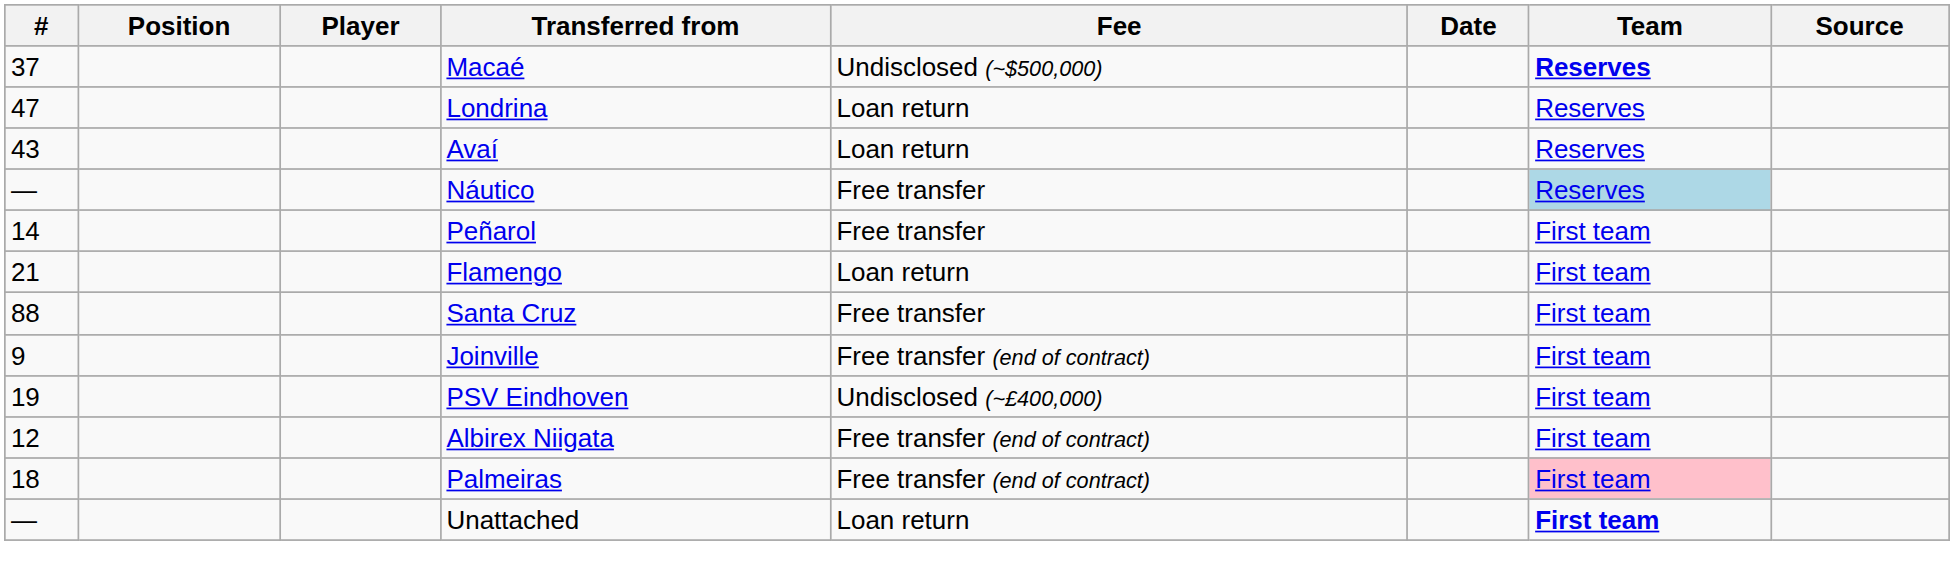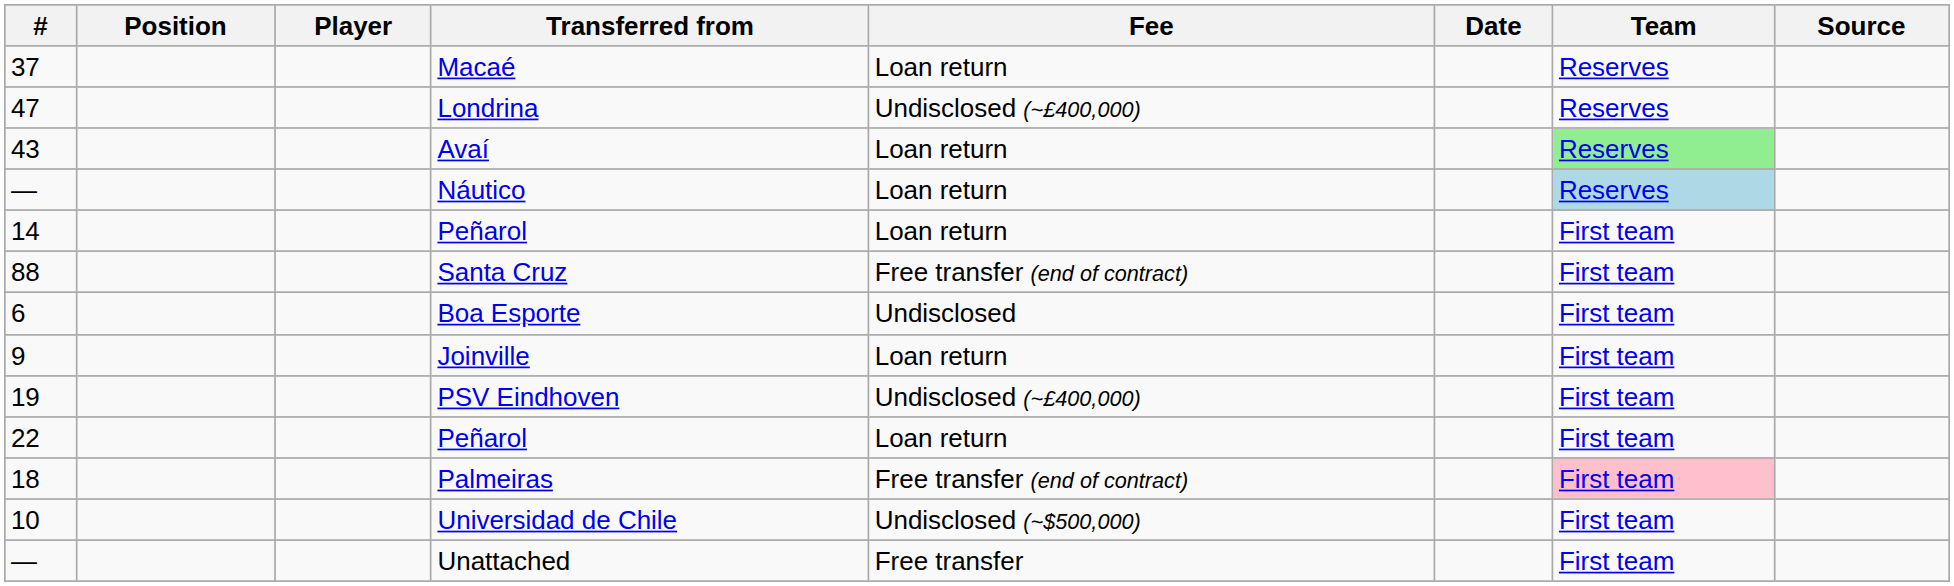(970, 67) Undisclosed (~$500,000) -> (941, 67) Loan return
(1593, 67) bold -> (1614, 67) normal
(903, 108) Loan return -> (1008, 108) Undisclosed (~£400,000)
(1590, 149) no background -> (1614, 149) lightgreen background
(911, 190) Free transfer -> (941, 190) Loan return
(911, 231) Free transfer -> (941, 231) Loan return
- row: (25, 272)
(911, 314) Free transfer -> (1031, 272) Free transfer (end of contract)
+ row: (18, 314)
(993, 355) Free transfer (end of contract) -> (941, 355) Loan return
- row: (25, 437)
+ row: (25, 437)
+ row: (25, 519)
(903, 519) Loan return -> (949, 561) Free transfer
(1597, 519) bold -> (1617, 561) normal
